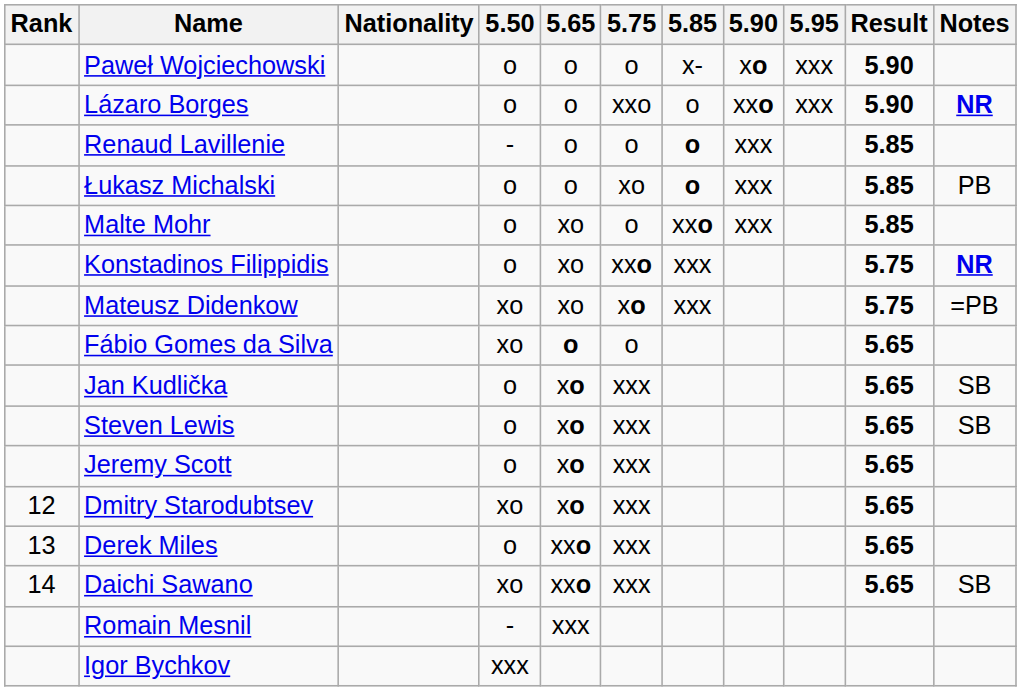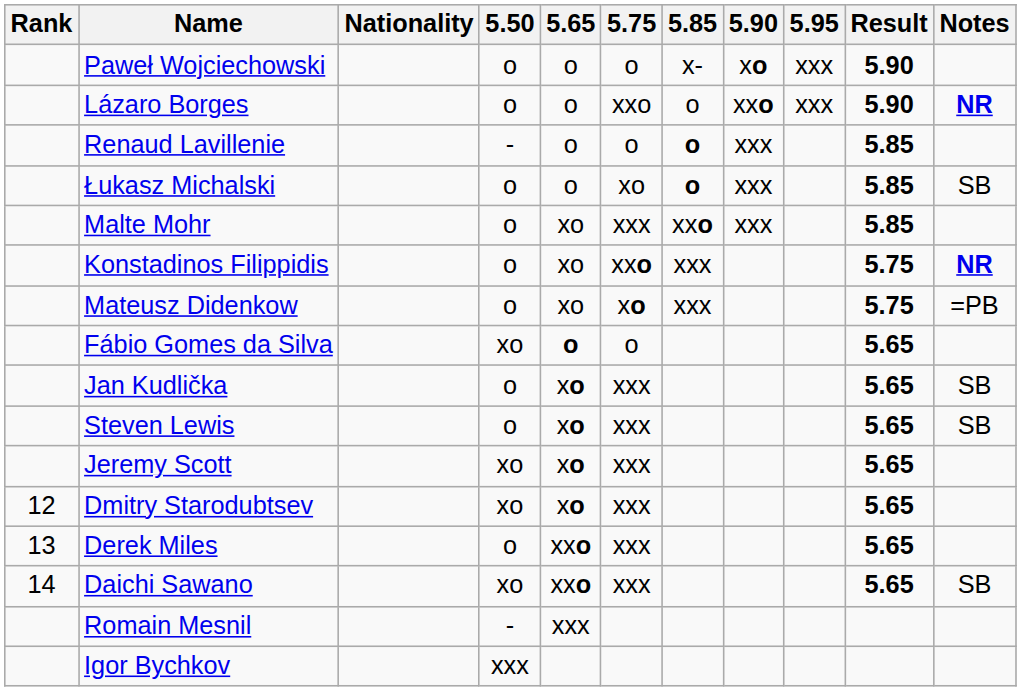(974, 184) PB -> (974, 184) SB
(632, 225) o -> (632, 225) xxx
(510, 305) xo -> (510, 305) o
(510, 465) o -> (510, 465) xo
